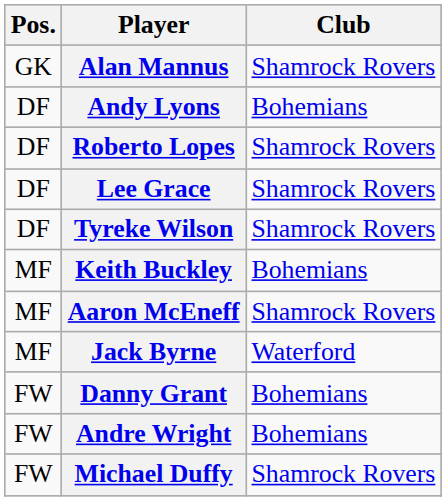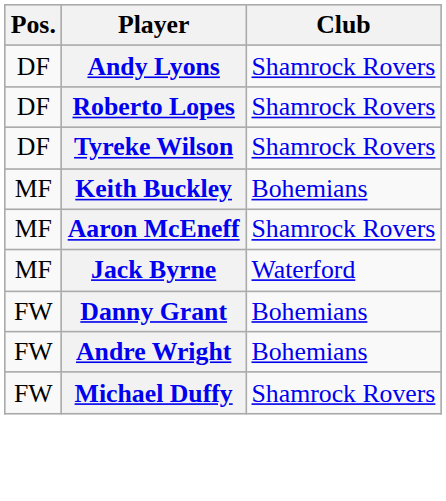- row: (154, 65)
(309, 106) Bohemians -> (343, 65) Shamrock Rovers
- row: (154, 188)
